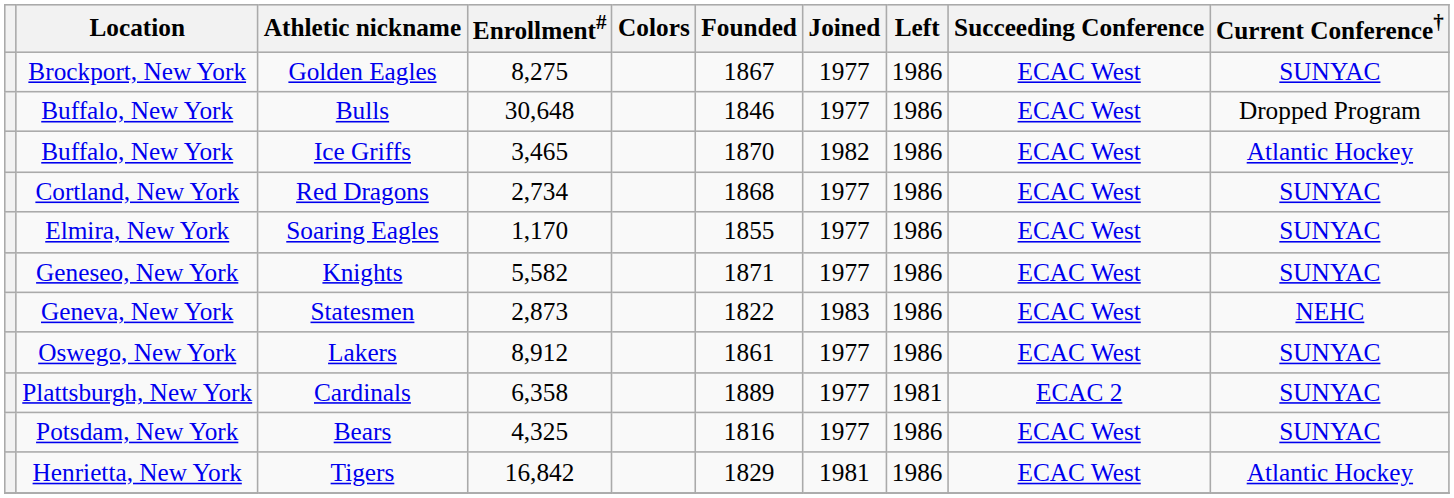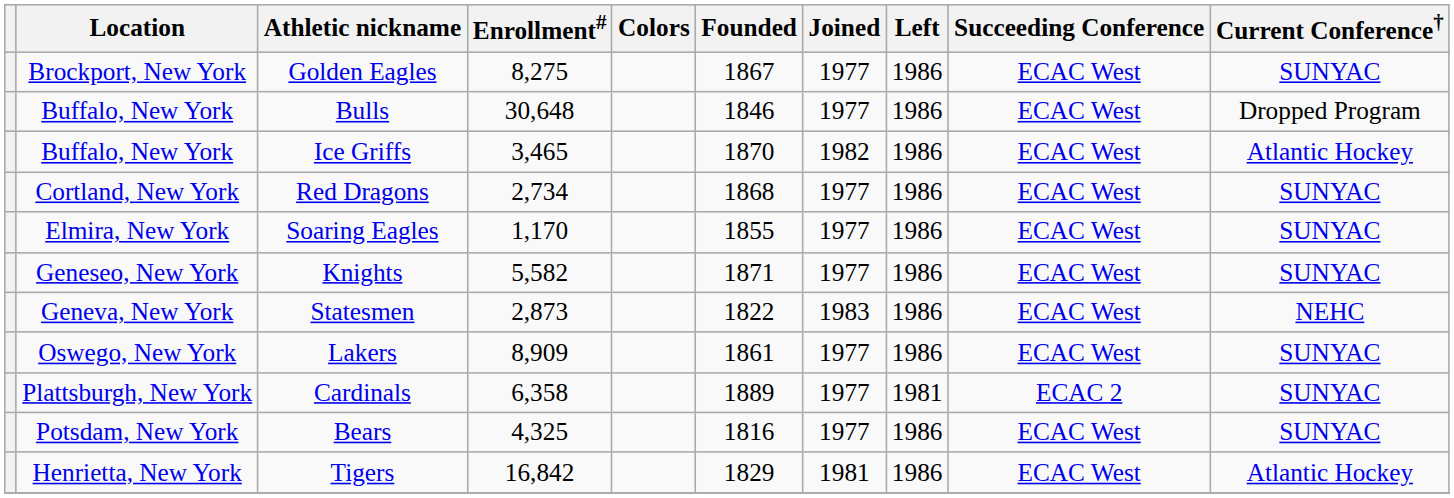(540, 352) 8,912 -> (540, 352) 8,909
